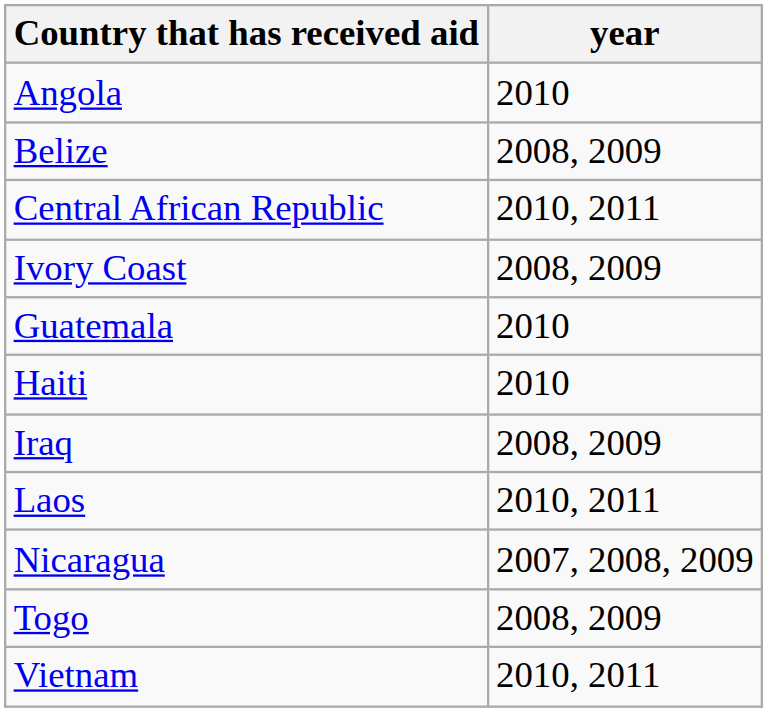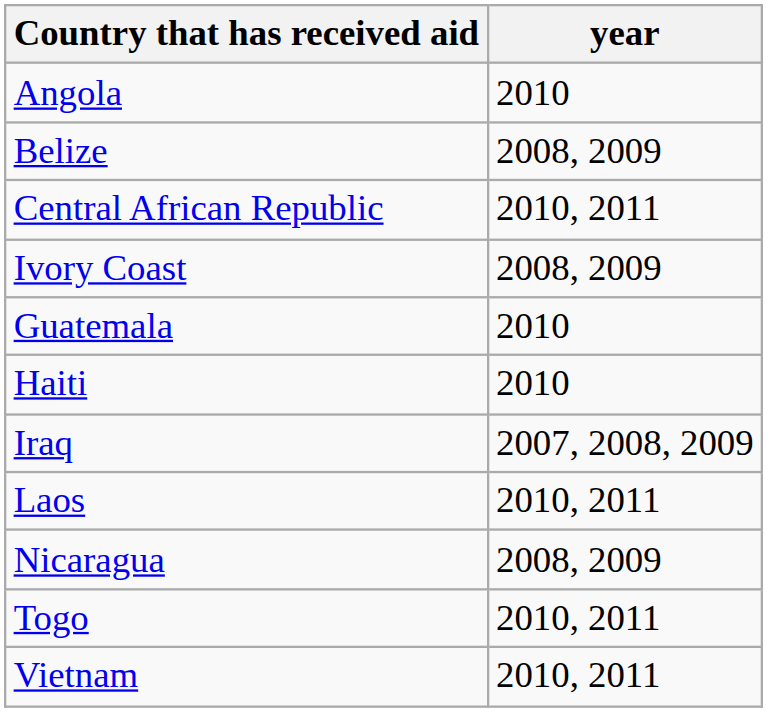(579, 442) 2008, 2009 -> (625, 442) 2007, 2008, 2009
(625, 558) 2007, 2008, 2009 -> (579, 558) 2008, 2009
(579, 617) 2008, 2009 -> (578, 617) 2010, 2011
